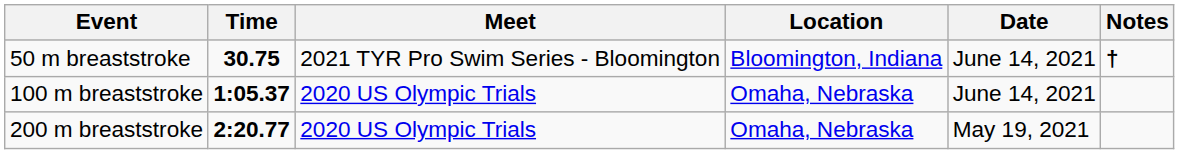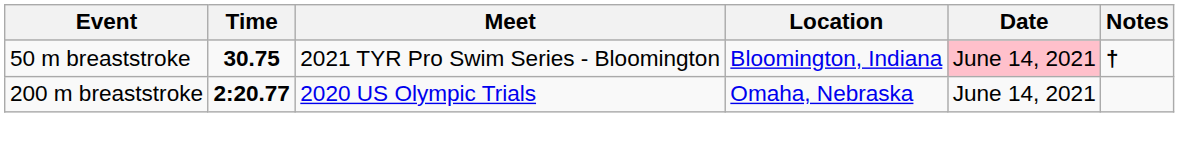(1024, 58) no background -> (1024, 58) pink background
- row: (106, 93)
(1021, 129) May 19, 2021 -> (1024, 93) June 14, 2021
